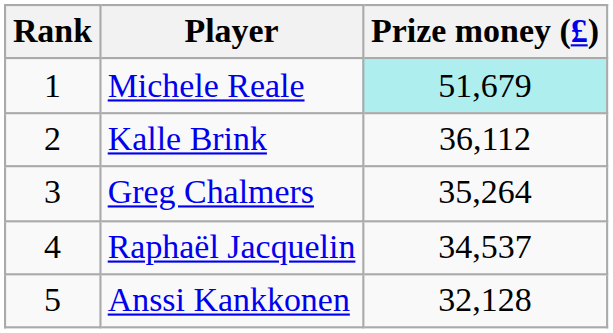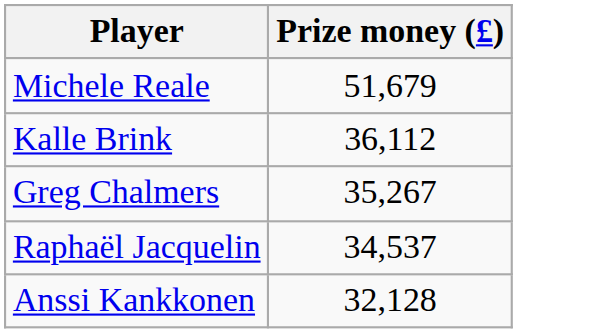- column: (52, 31)
(485, 85) paleturquoise background -> (390, 85) no background
(485, 192) 35,264 -> (390, 192) 35,267
